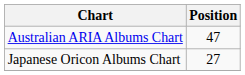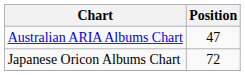(213, 59) 27 -> (213, 59) 72
